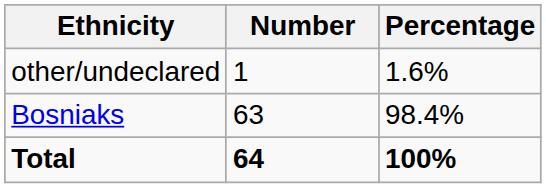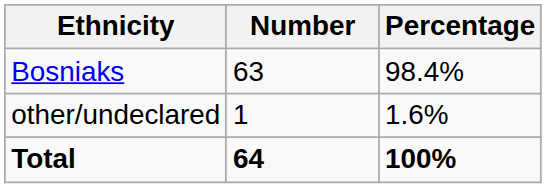rows swapped: (68, 114) <-> (116, 70)
